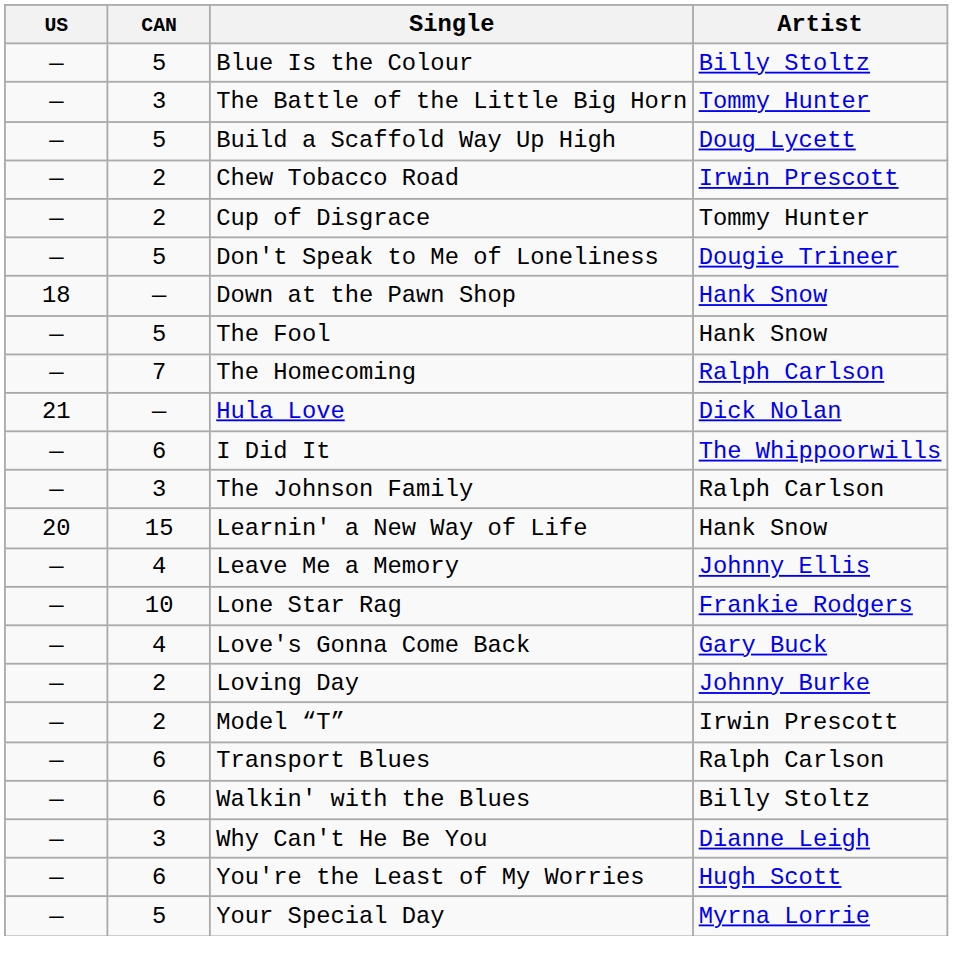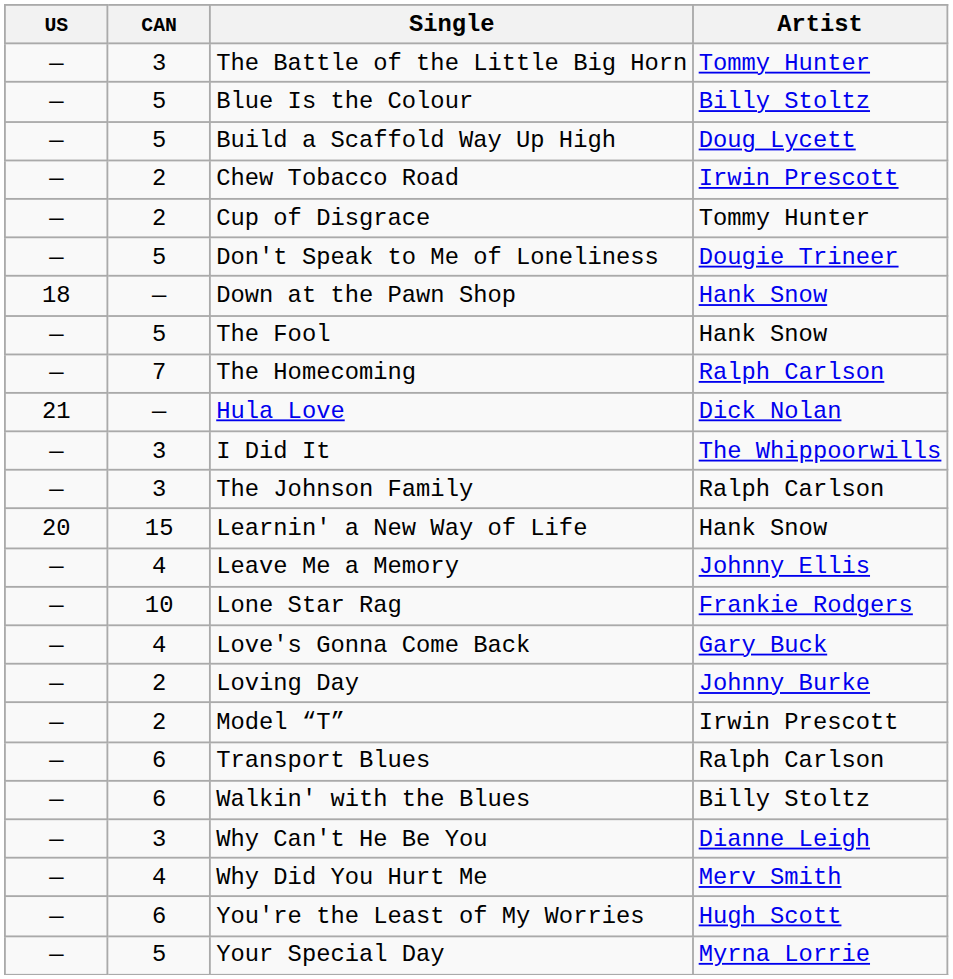rows swapped: (452, 102) <-> (345, 63)
(159, 451) 6 -> (159, 451) 3
+ row: (352, 877)
